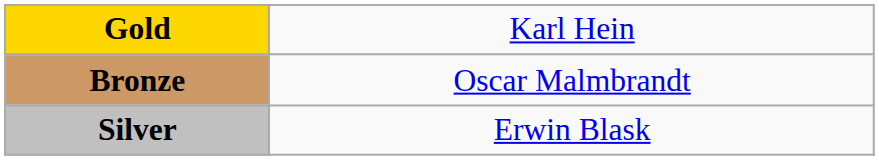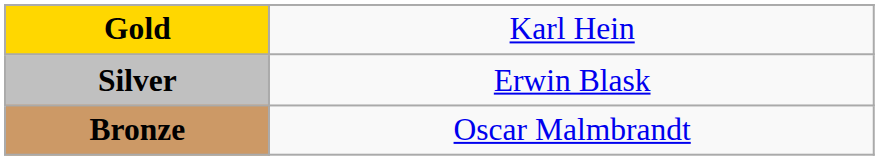rows swapped: (137, 129) <-> (137, 79)
